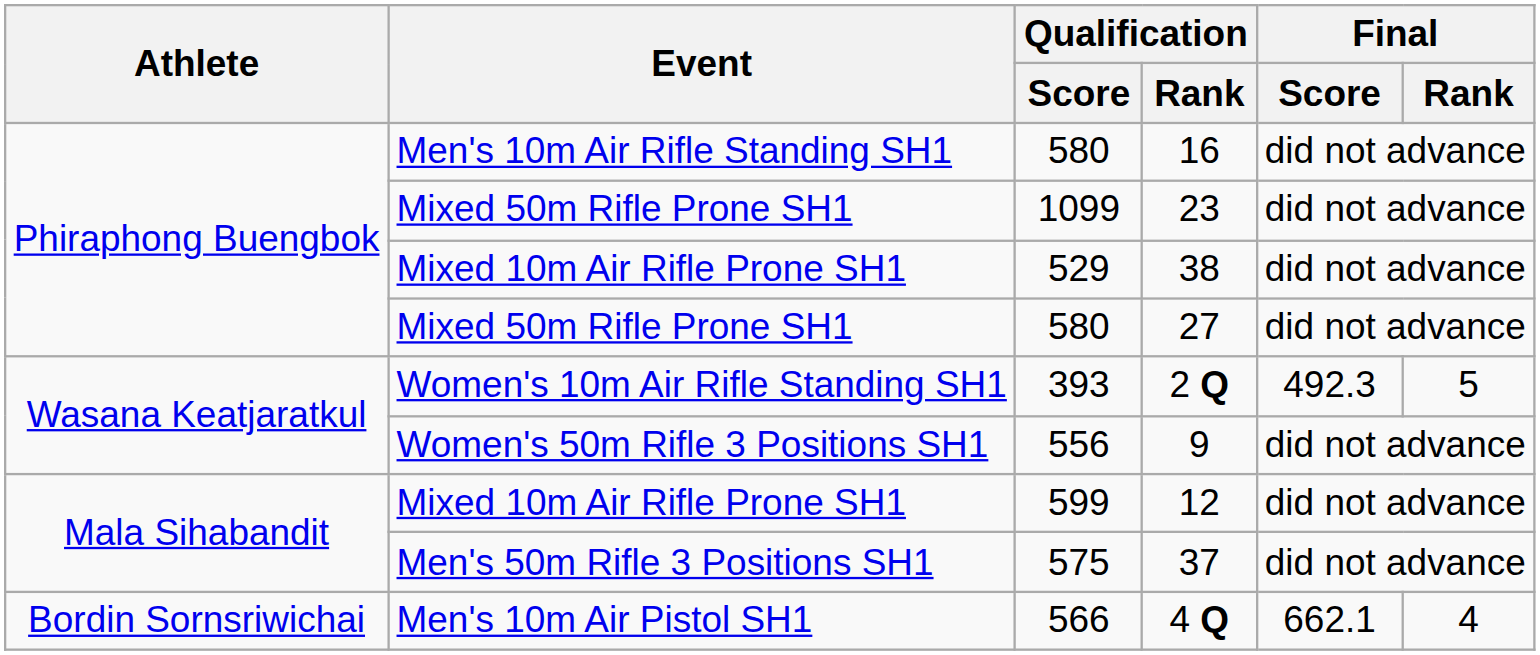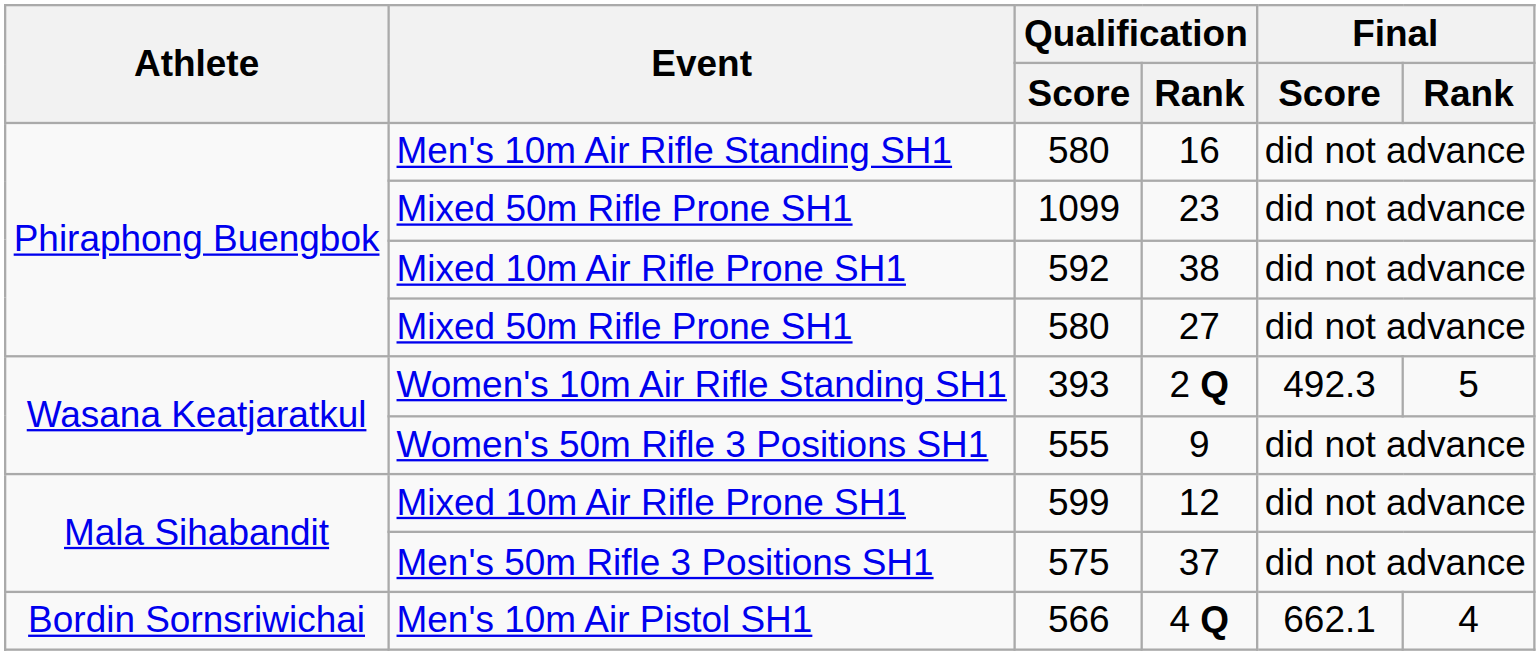(1079, 268) 529 -> (1079, 268) 592
(1079, 444) 556 -> (1079, 444) 555
